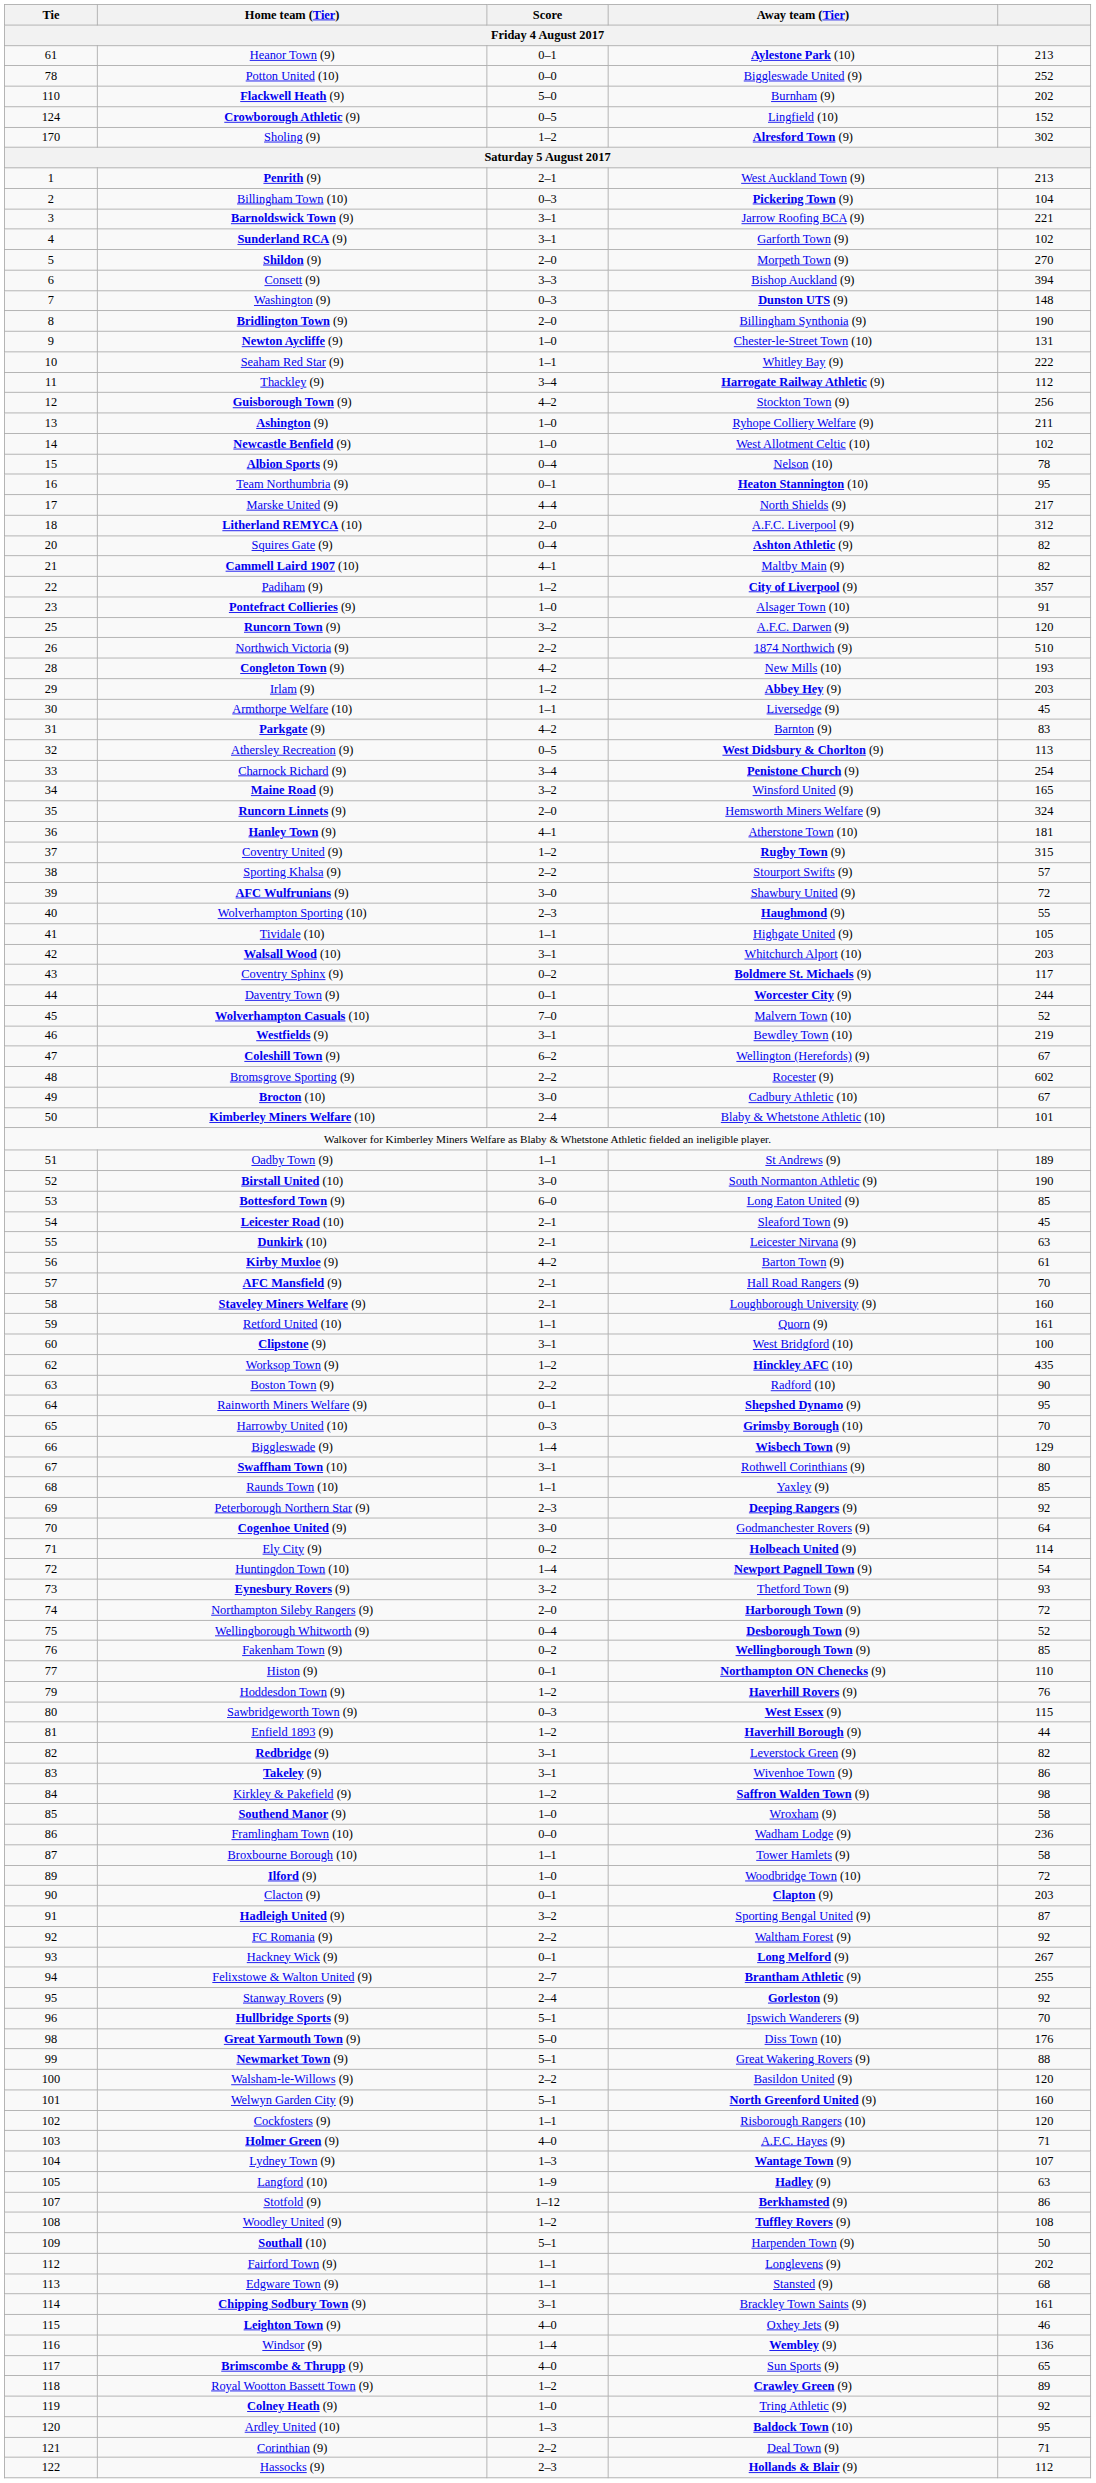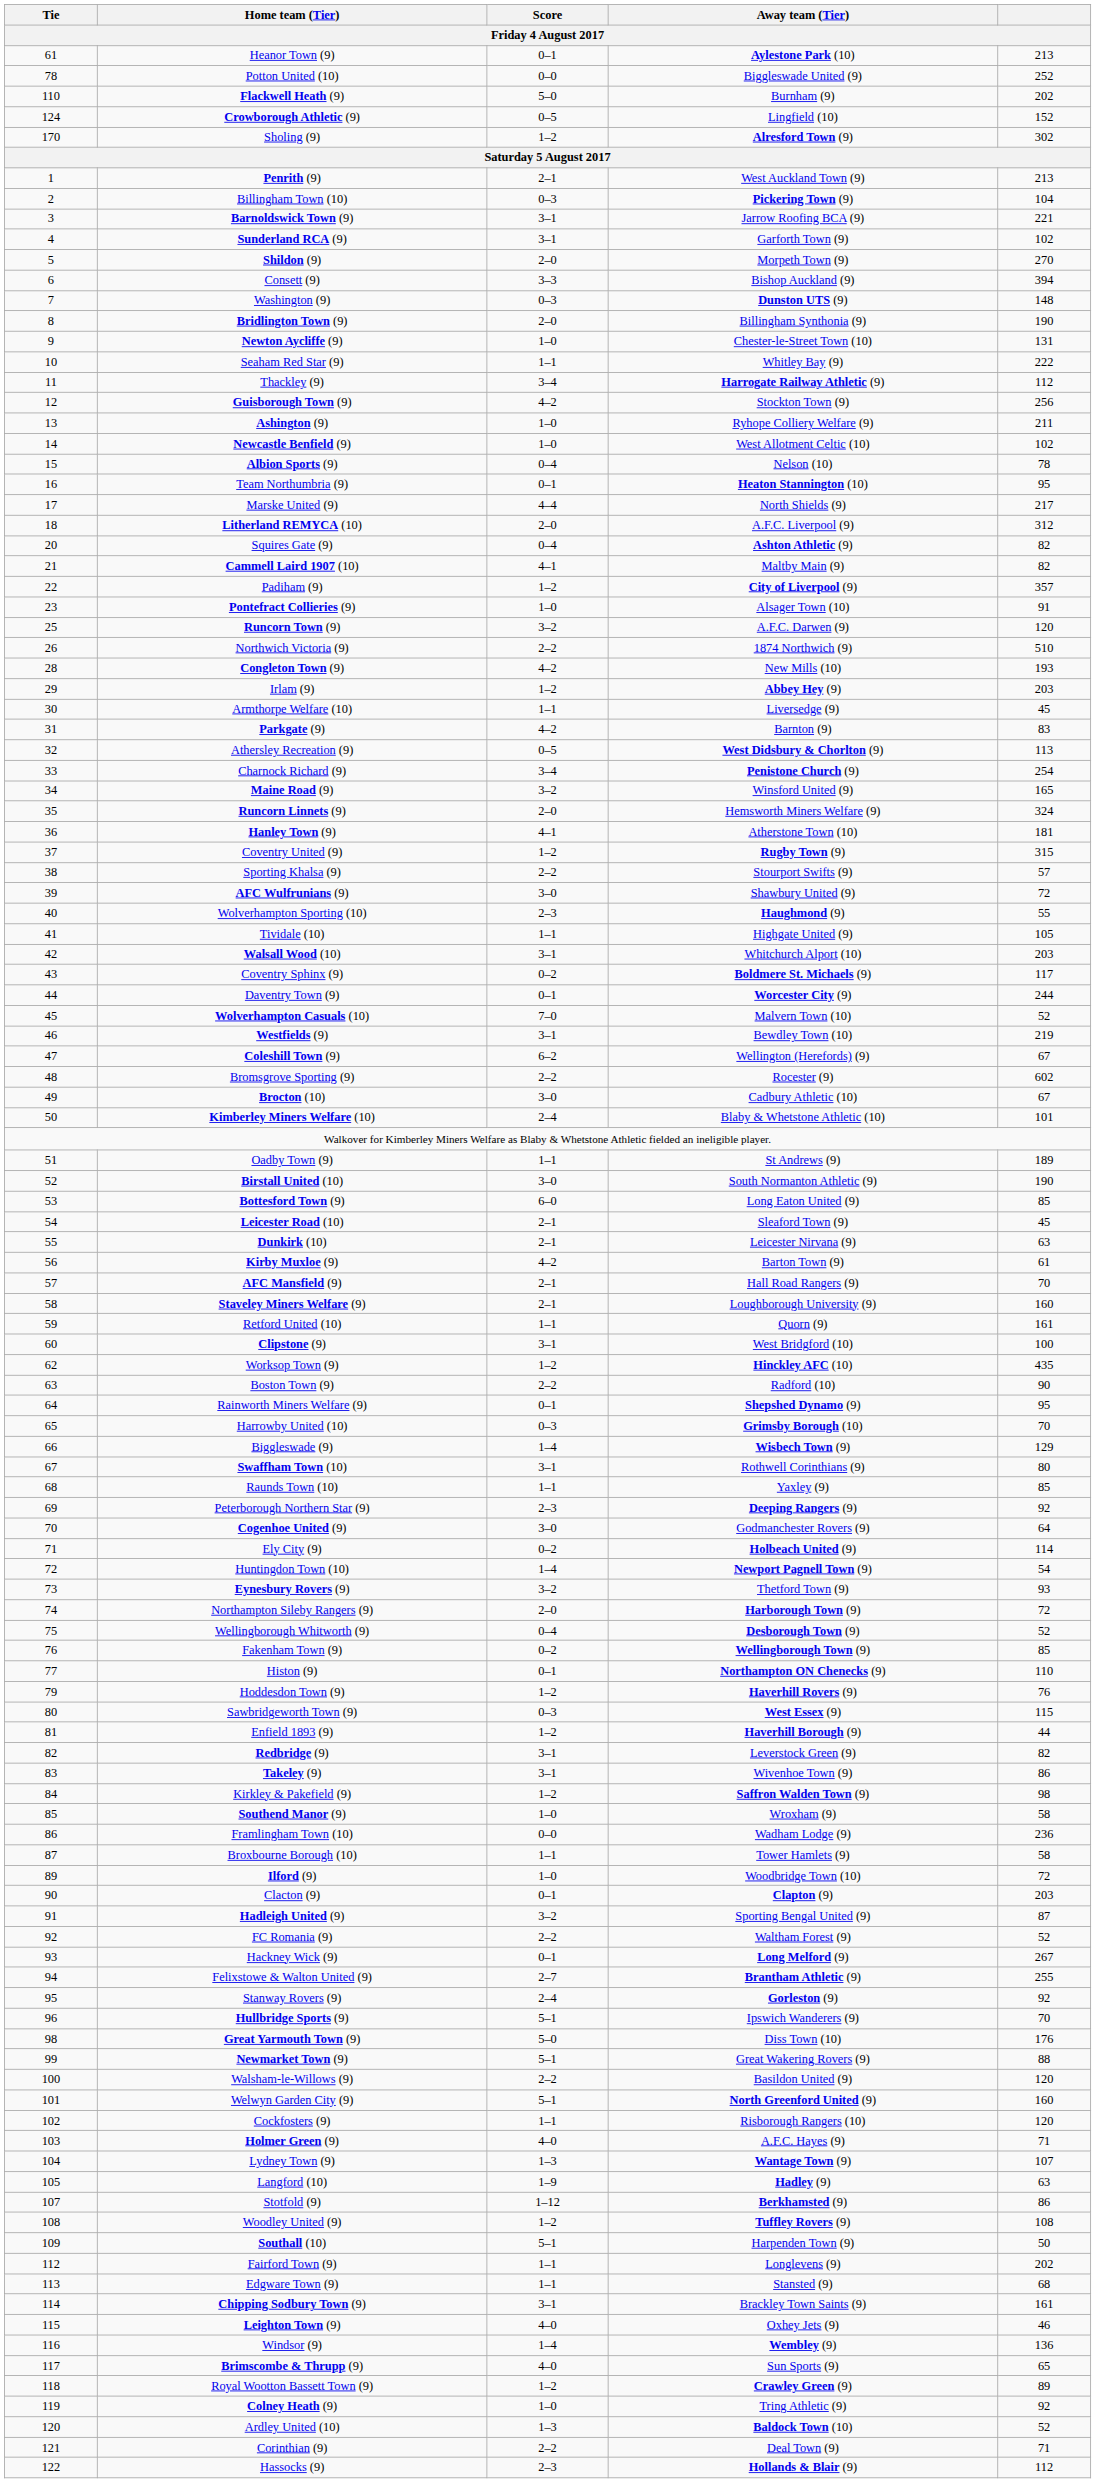(1044, 1937) 92 -> (1044, 1937) 52
(1044, 2427) 95 -> (1044, 2427) 52
